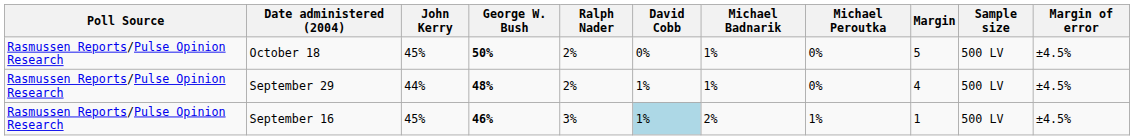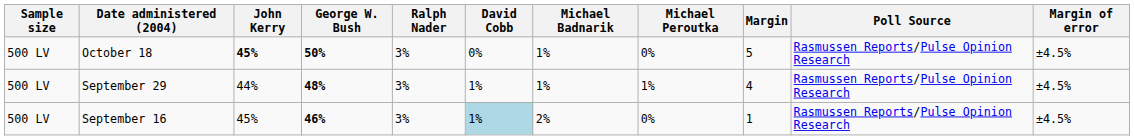columns swapped: (126, 21) <-> (996, 21)
(415, 53) normal -> (247, 53) bold
(570, 53) 2% -> (402, 53) 3%
(570, 86) 2% -> (402, 86) 3%
(815, 86) 0% -> (648, 86) 1%
(815, 118) 1% -> (648, 118) 0%
